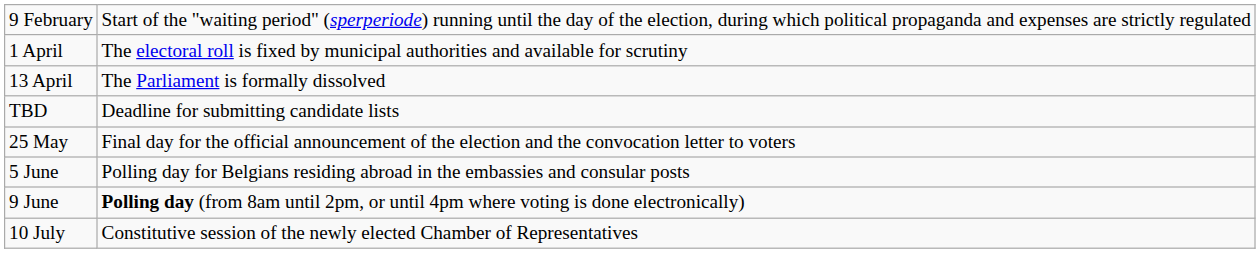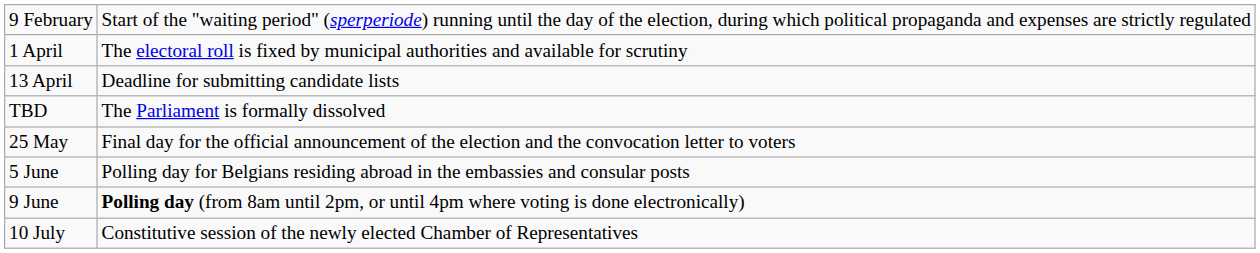(243, 80) The Parliament is formally dissolved -> (250, 80) Deadline for submitting candidate lists
(250, 111) Deadline for submitting candidate lists -> (243, 111) The Parliament is formally dissolved
